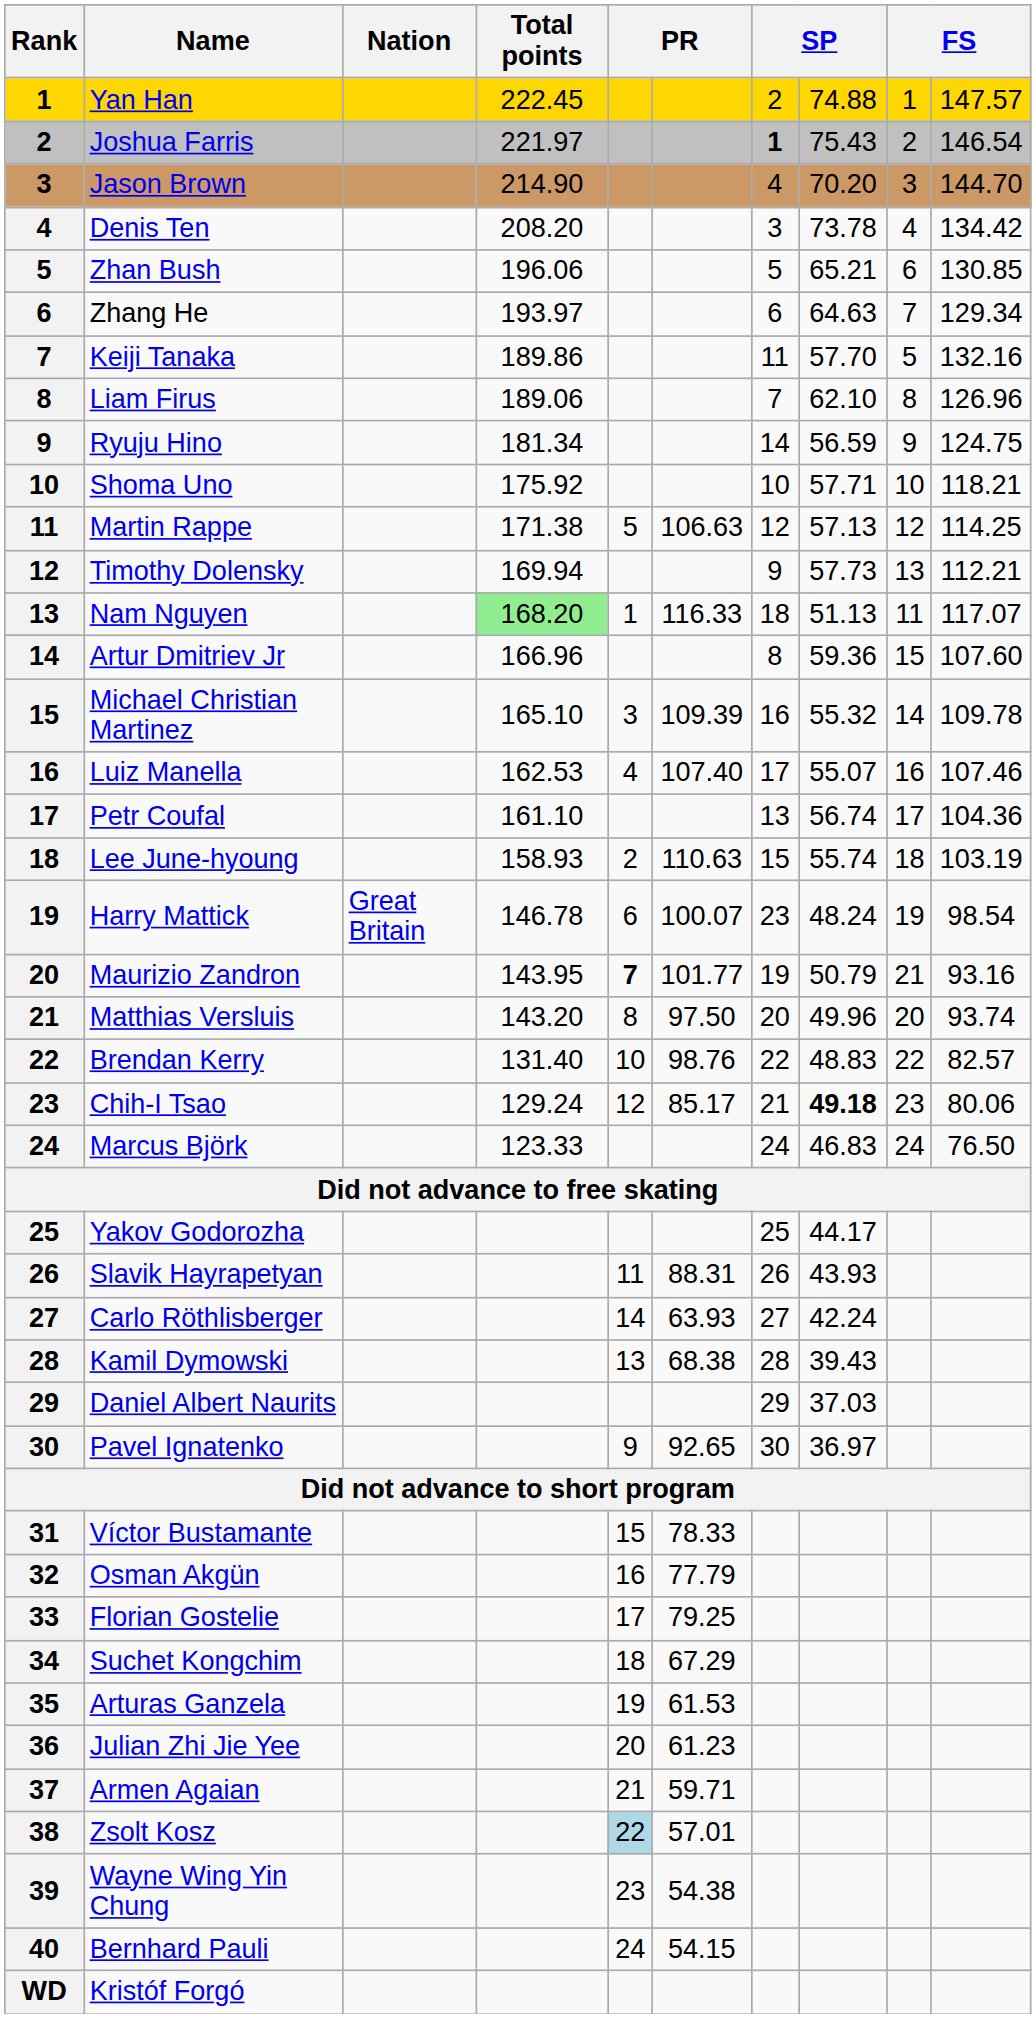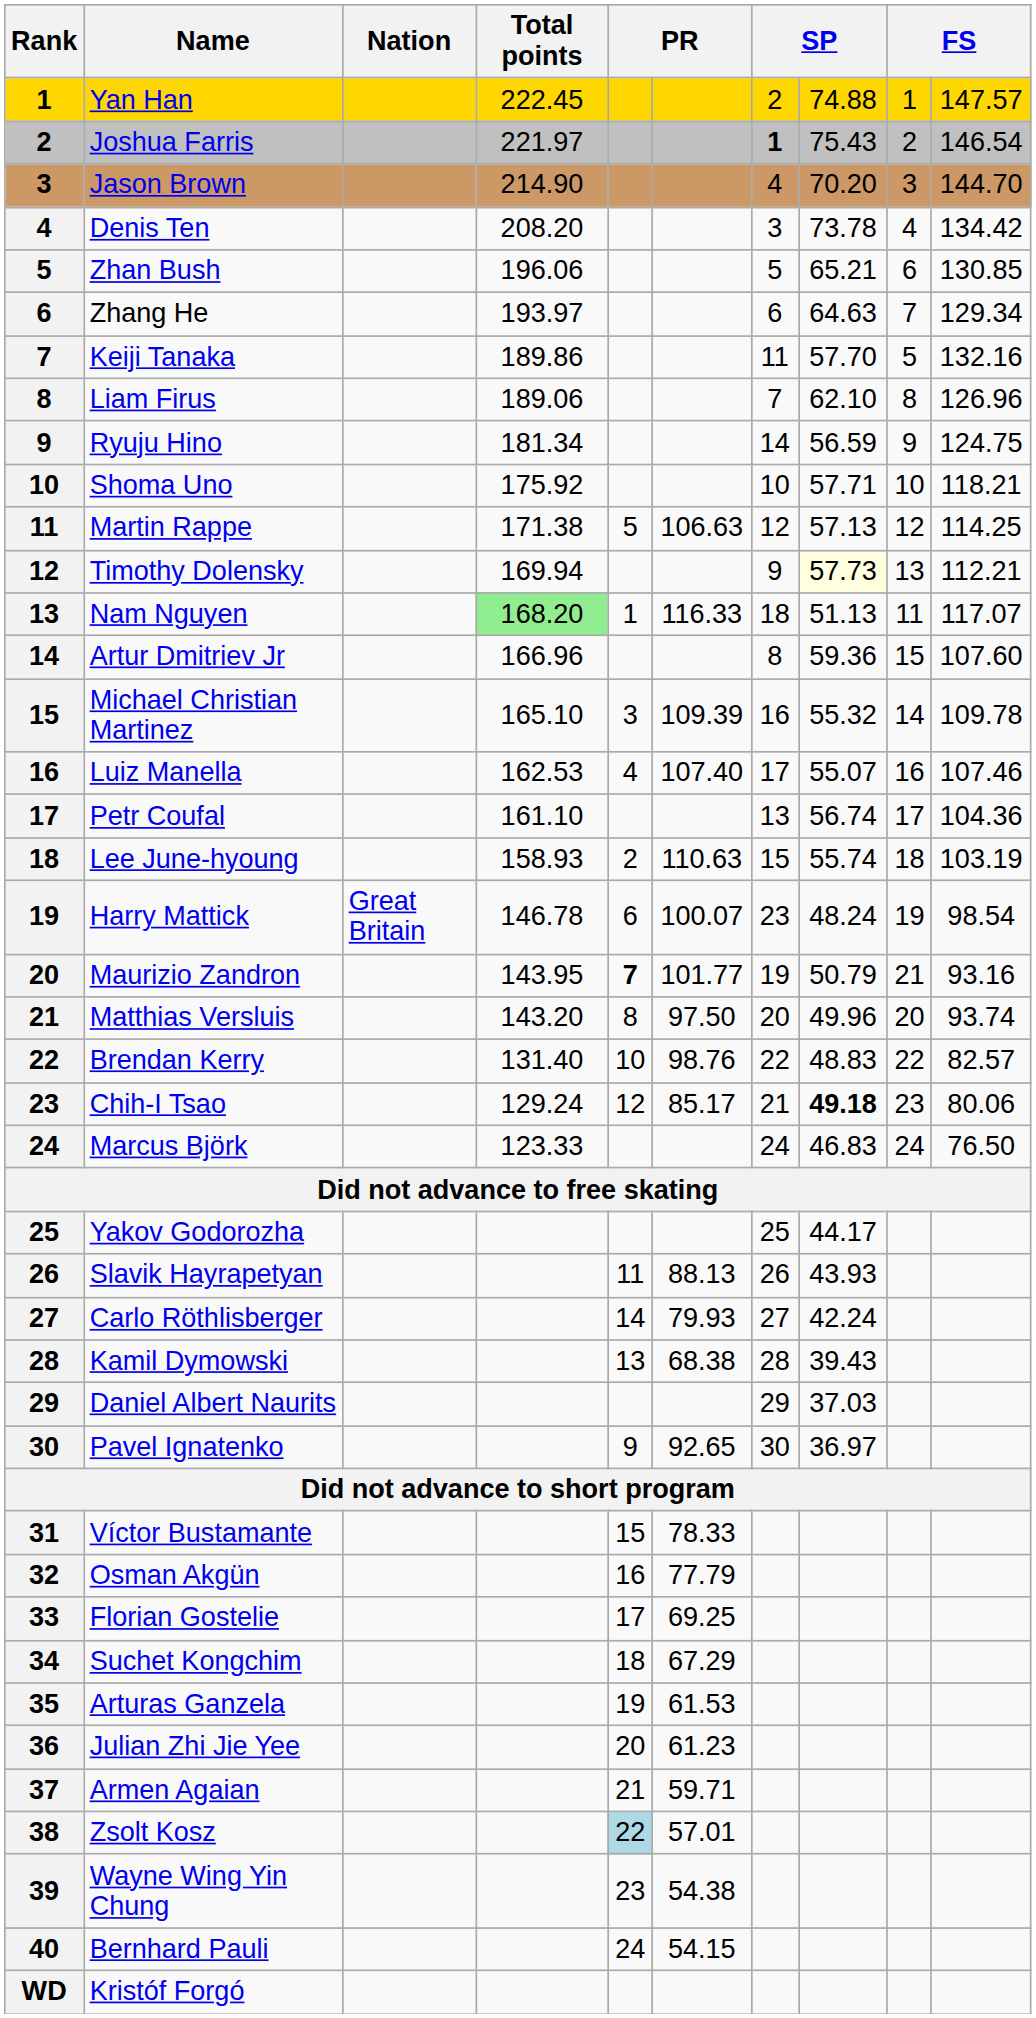(843, 570) no background -> (843, 570) lightyellow background
(702, 1275) 88.31 -> (702, 1275) 88.13
(702, 1317) 63.93 -> (702, 1317) 79.93
(702, 1618) 79.25 -> (702, 1618) 69.25
